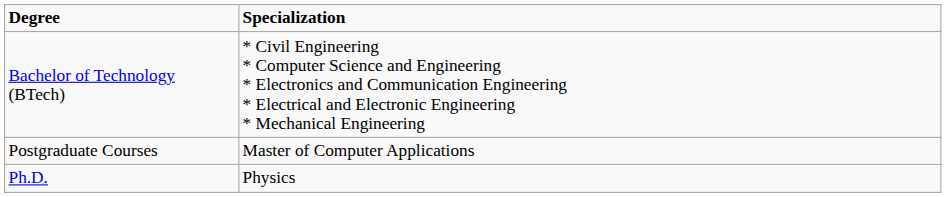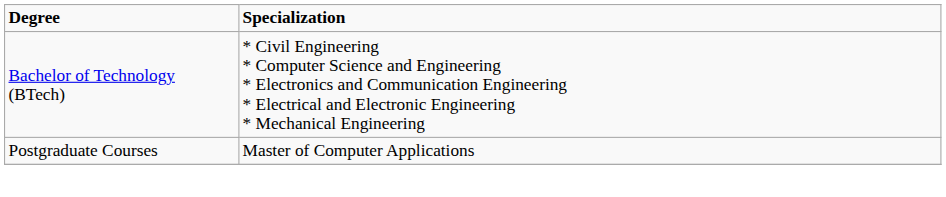- row: (28, 178)
